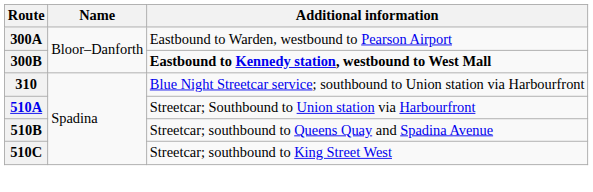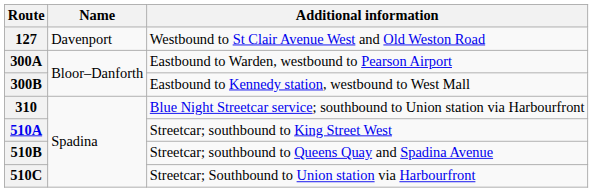+ row: (26, 38)
(321, 61) bold -> (310, 84) normal
(313, 107) Streetcar; Southbound to Union station via Harbourfront -> (271, 130) Streetcar; southbound to King Street West
(271, 152) Streetcar; southbound to King Street West -> (313, 175) Streetcar; Southbound to Union station via Harbourfront
